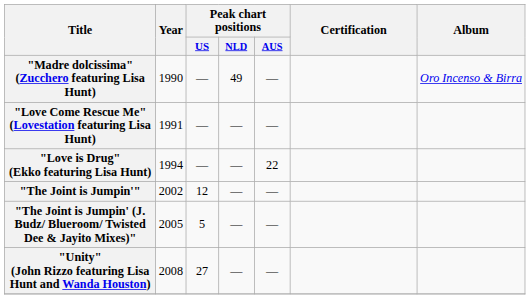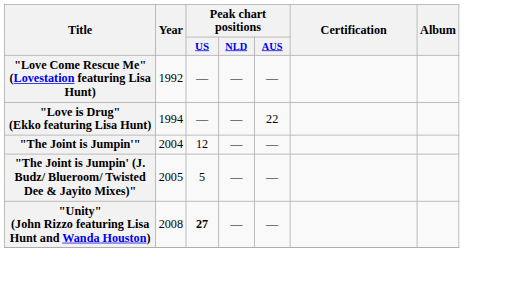- row: (80, 78)
(171, 125) 1991 -> (171, 78) 1992
(171, 191) 2002 -> (171, 144) 2004
(202, 271) normal -> (202, 224) bold
